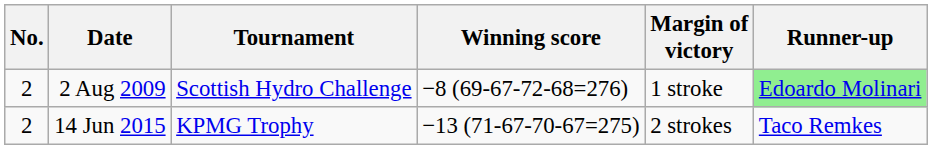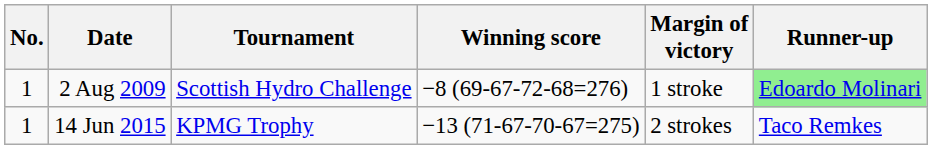(27, 88) 2 -> (27, 88) 1
(27, 125) 2 -> (27, 125) 1
